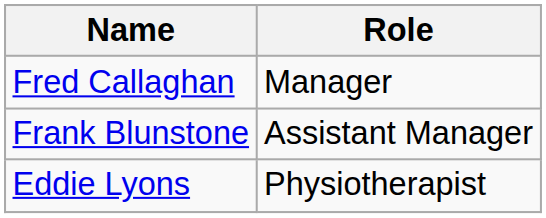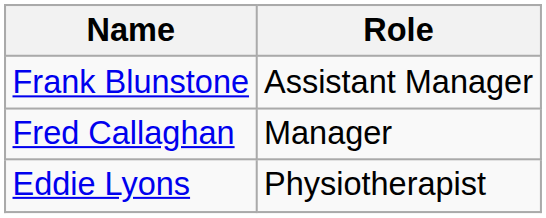rows swapped: (124, 81) <-> (131, 133)
